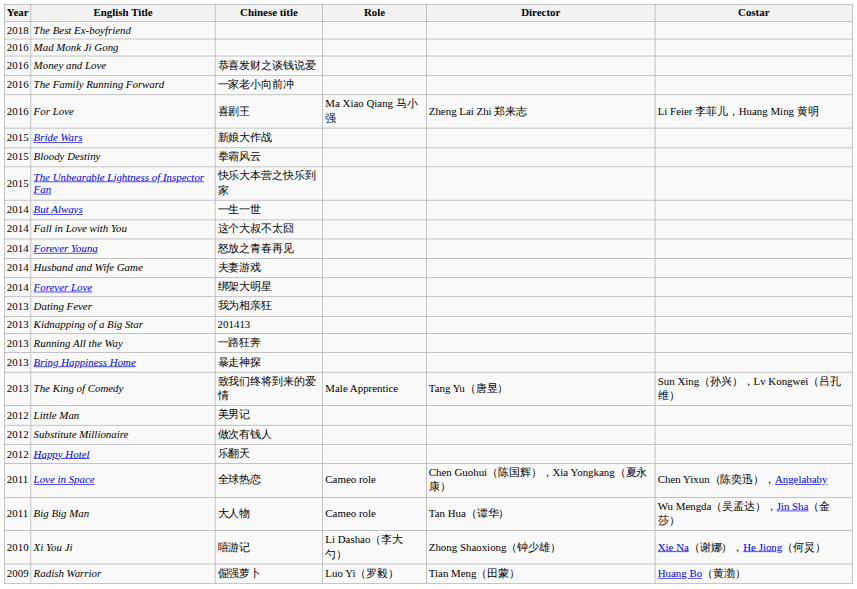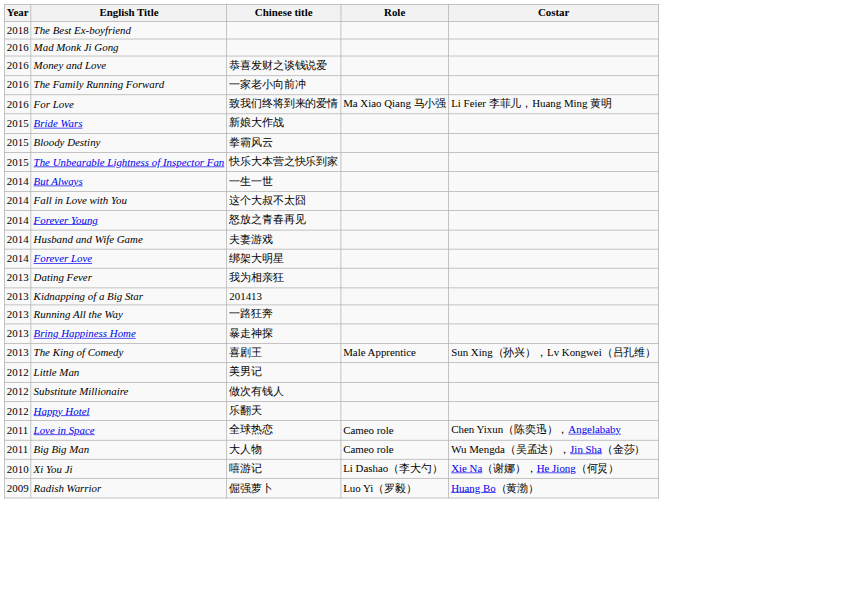- column: (541, 13)
(234, 111) 喜剧王 -> (284, 104) 致我们终将到来的爱情
(267, 388) 致我们终将到来的爱情 -> (246, 352) 喜剧王
